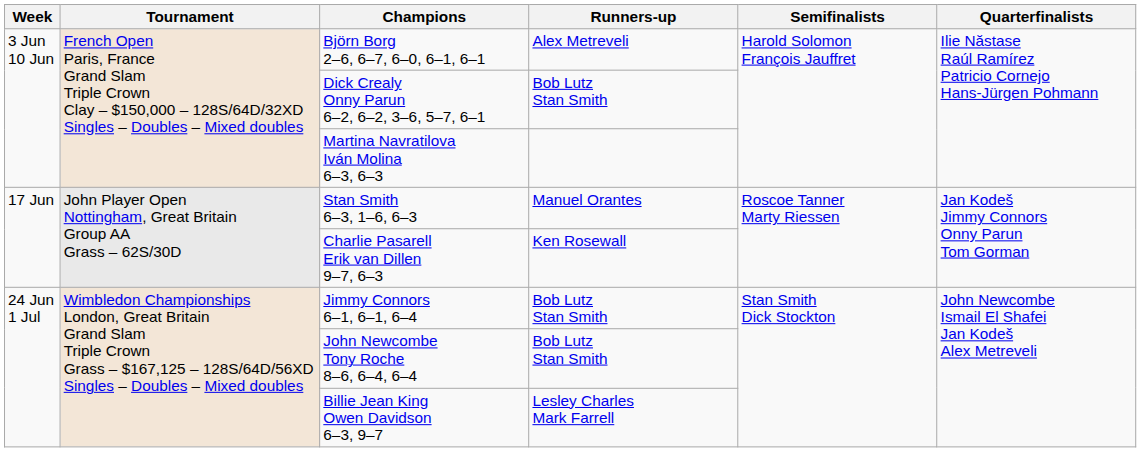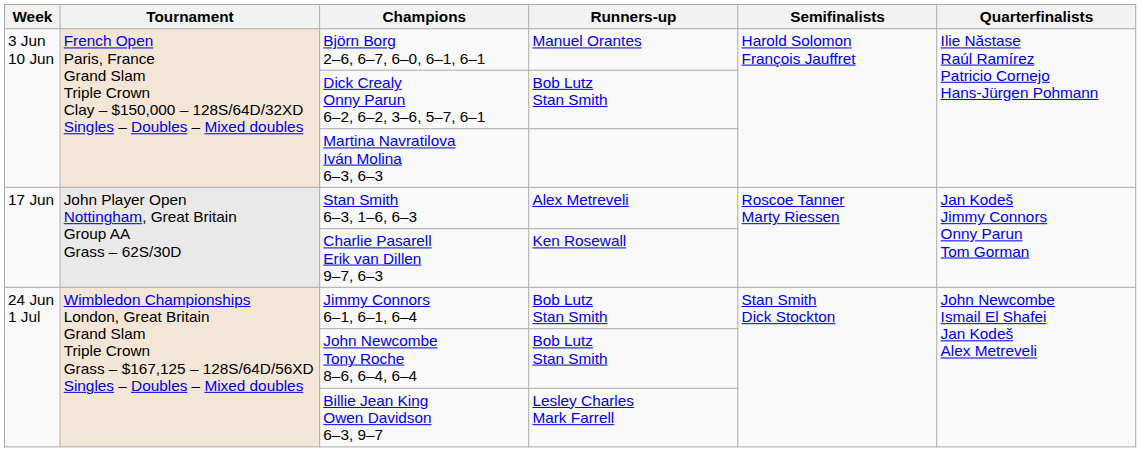(581, 41) Alex Metreveli -> (587, 41) Manuel Orantes
(587, 200) Manuel Orantes -> (581, 200) Alex Metreveli
